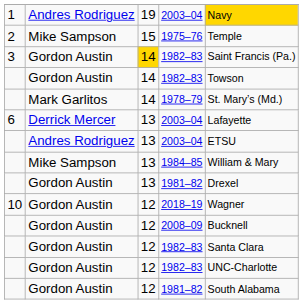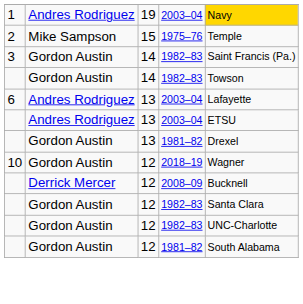(148, 57) gold background -> (148, 57) no background
- row: (15, 99)
(72, 120) Derrick Mercer -> (82, 99) Andres Rodriguez
- row: (15, 162)
(70, 225) Gordon Austin -> (72, 183) Derrick Mercer
